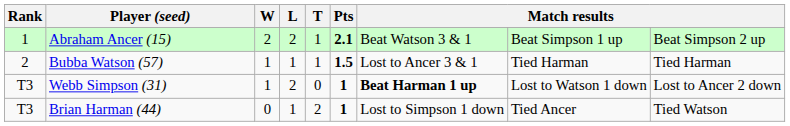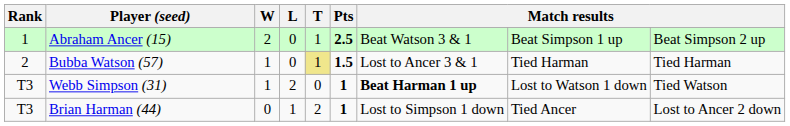(293, 39) 2 -> (293, 39) 0
(344, 39) 2.1 -> (344, 39) 2.5
(293, 62) 1 -> (293, 62) 0
(318, 62) no background -> (318, 62) khaki background
(717, 86) Lost to Ancer 2 down -> (690, 86) Tied Watson
(690, 109) Tied Watson -> (717, 109) Lost to Ancer 2 down
